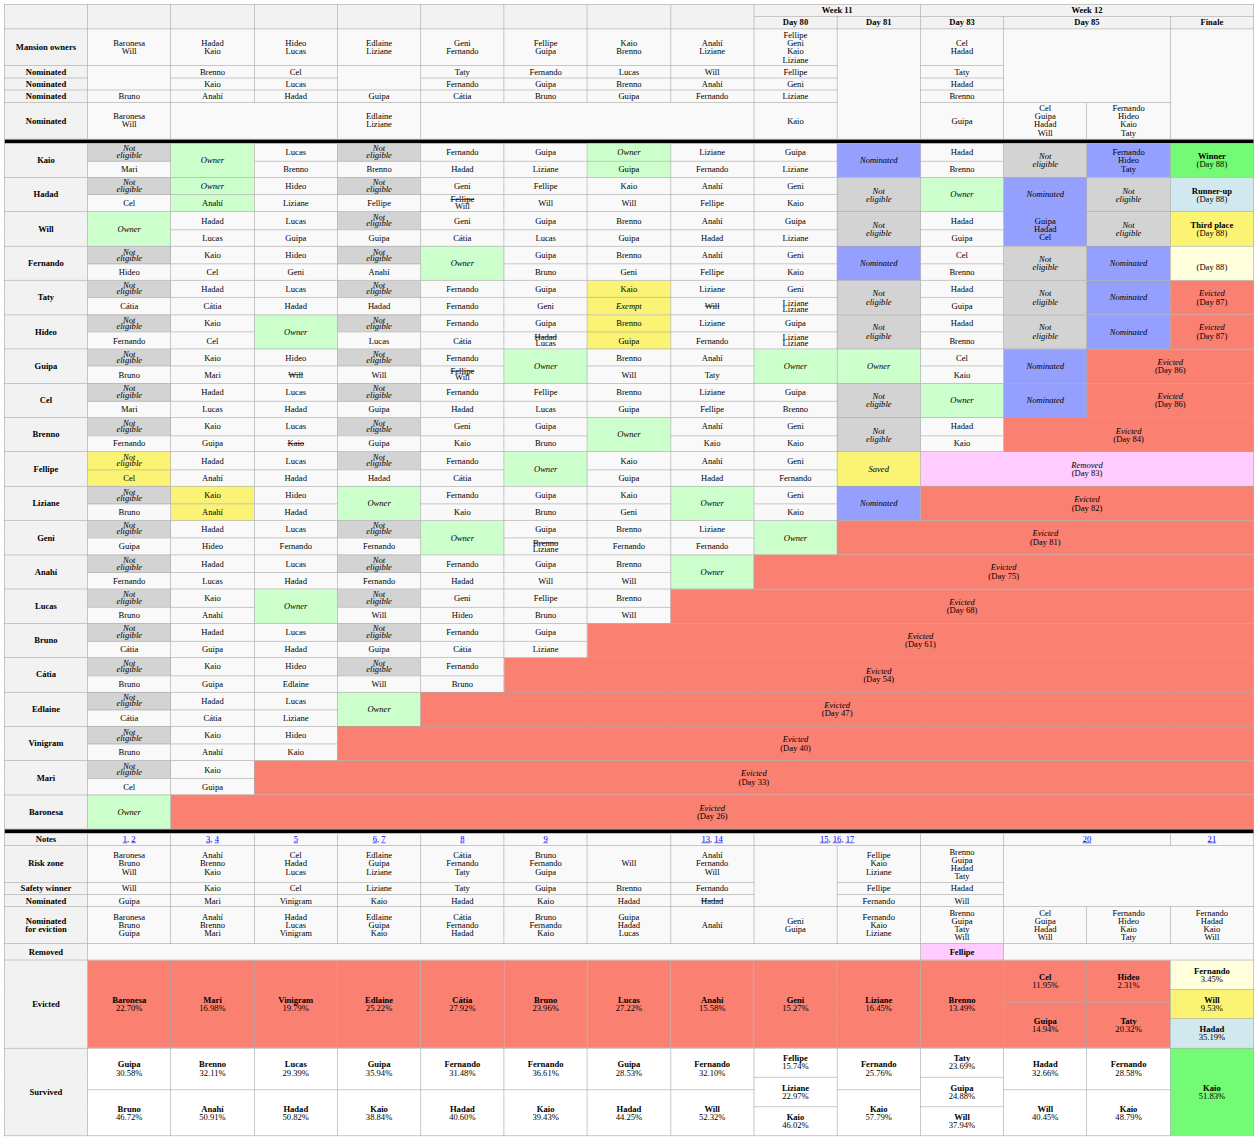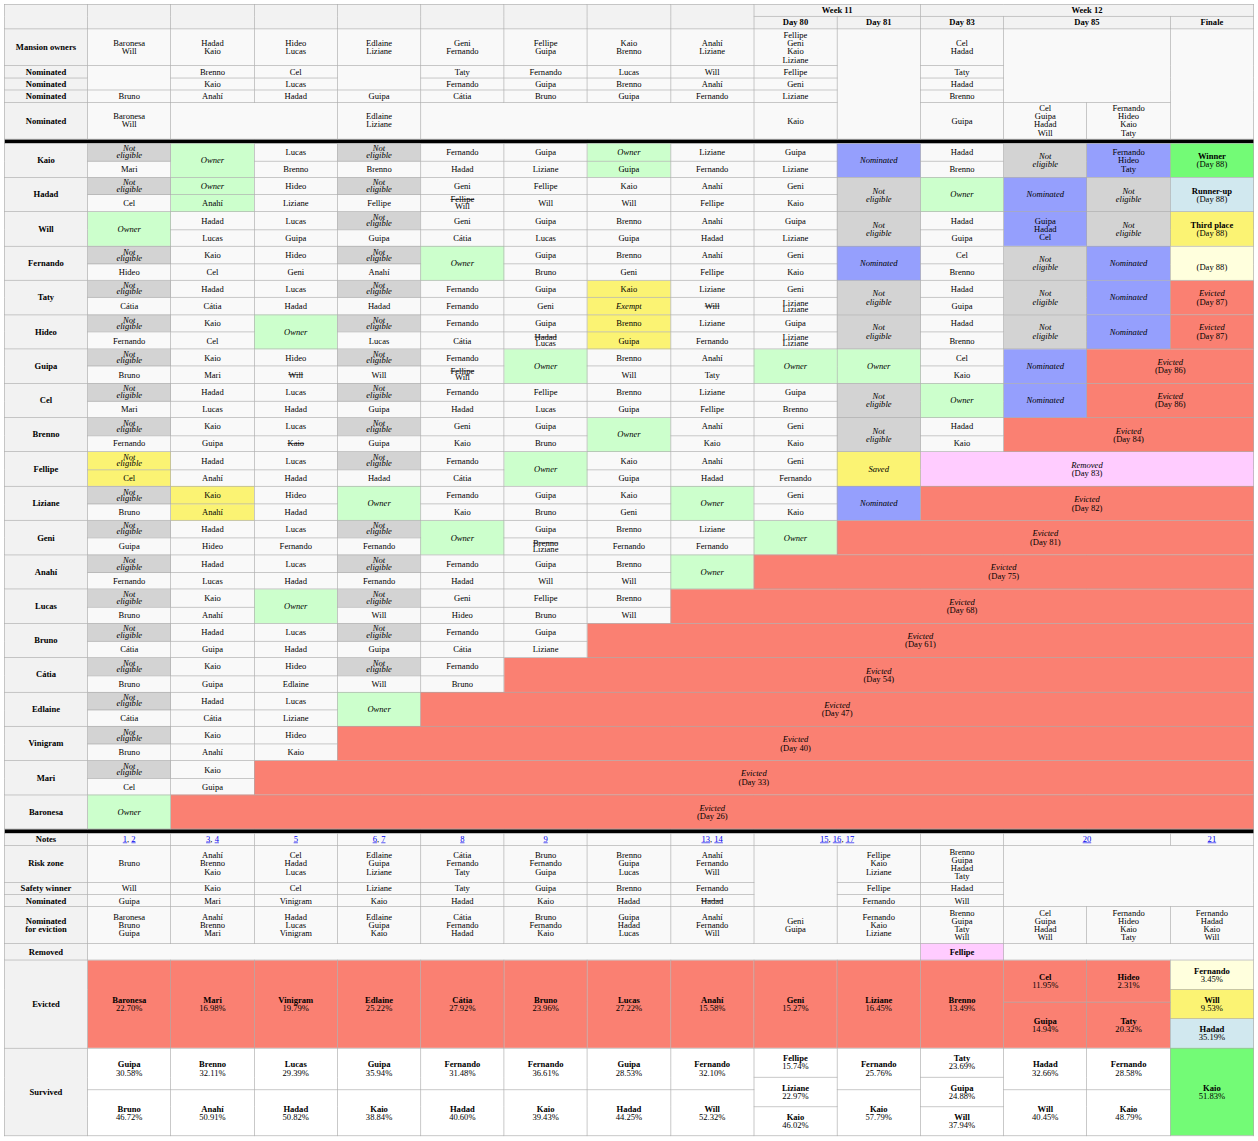(129, 863) Baronesa Bruno Will -> (129, 863) Bruno
(629, 863) Will -> (629, 863) Brenno Guipa Lucas
(712, 925) Anahí -> (712, 925) Anahí Fernando Will
